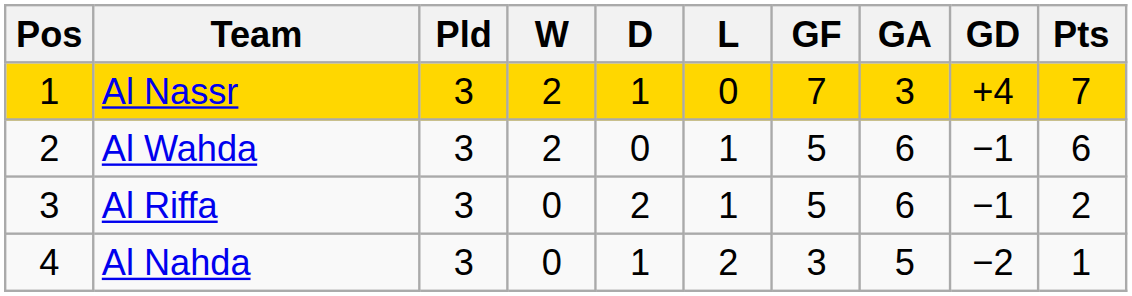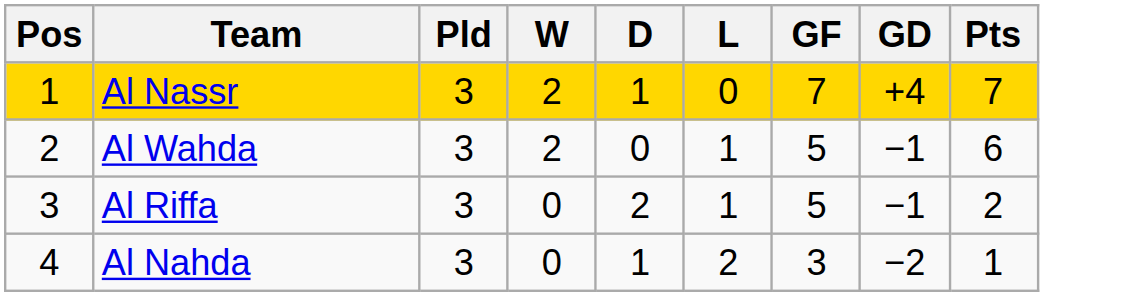- column: (905, 34)
